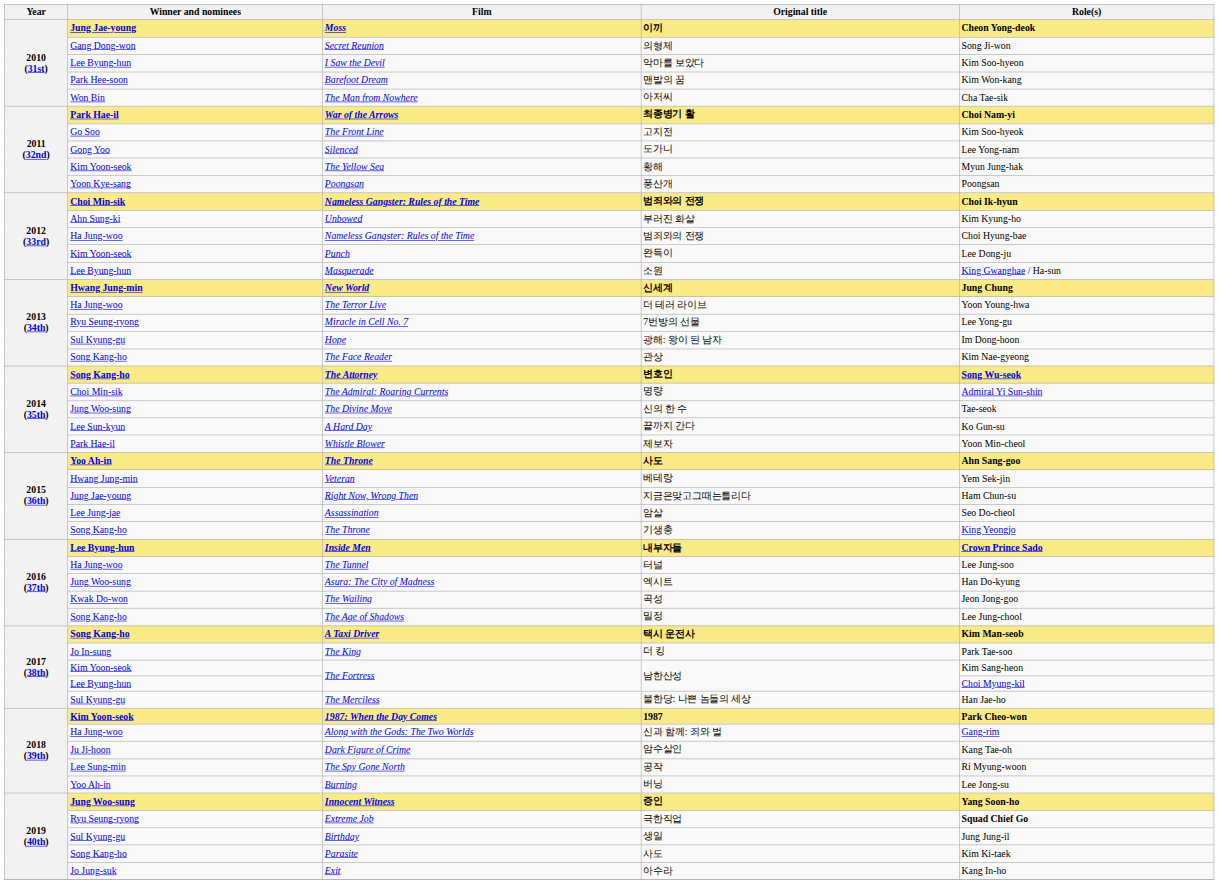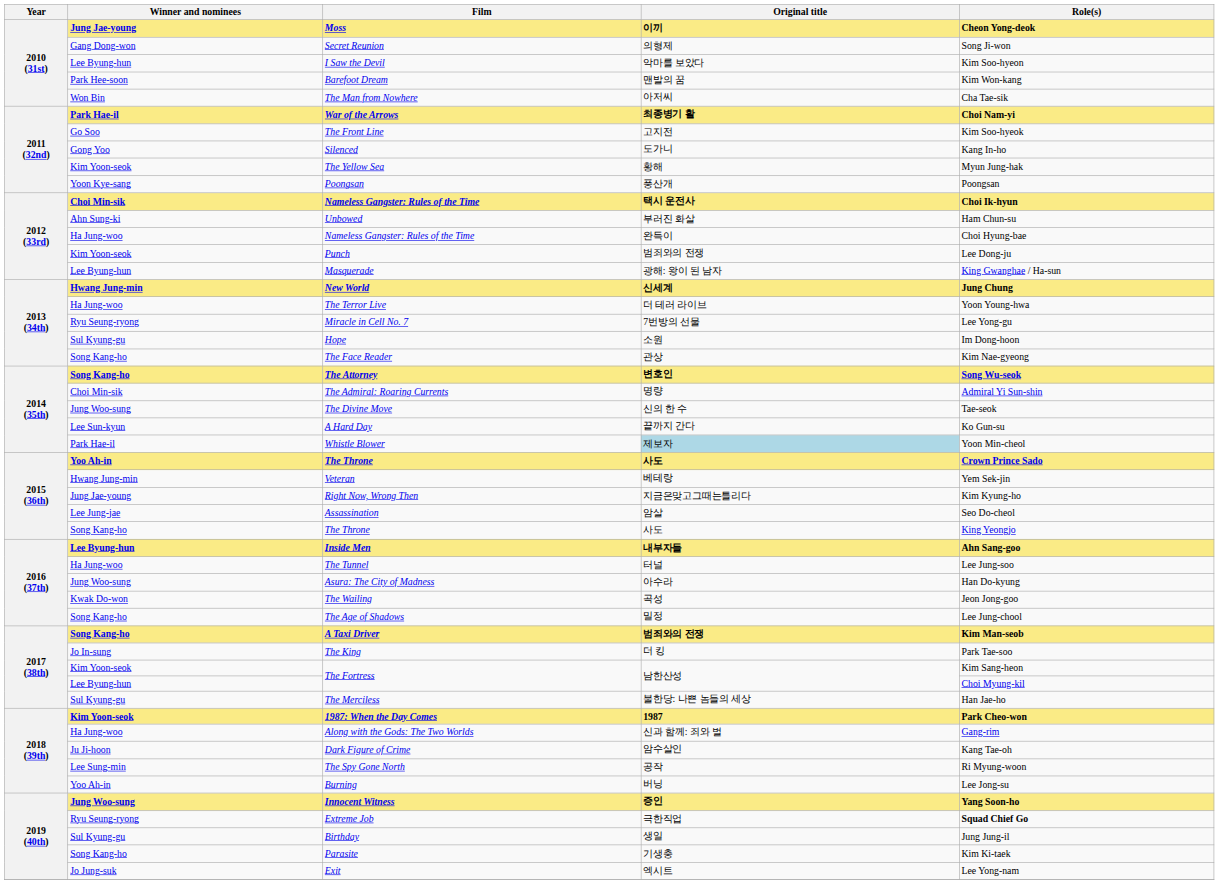(990, 149) Lee Yong-nam -> (984, 149) Kang In-ho
(674, 201) 범죄와의 전쟁 -> (669, 201) 택시 운전사
(991, 219) Kim Kyung-ho -> (989, 219) Ham Chun-su
(674, 236) 범죄와의 전쟁 -> (658, 236) 완득이
(658, 253) 완득이 -> (674, 253) 범죄와의 전쟁
(653, 270) 소원 -> (682, 270) 광해: 왕이 된 남자
(682, 339) 광해: 왕이 된 남자 -> (653, 339) 소원
(658, 443) no background -> (658, 443) lightblue background
(991, 461) Ahn Sang-goo -> (1002, 461) Crown Prince Sado
(989, 495) Ham Chun-su -> (991, 495) Kim Kyung-ho
(658, 530) 기생충 -> (653, 530) 사도
(1002, 547) Crown Prince Sado -> (991, 547) Ahn Sang-goo
(658, 582) 엑시트 -> (658, 582) 아수라
(669, 634) 택시 운전사 -> (674, 634) 범죄와의 전쟁
(653, 853) 사도 -> (658, 853) 기생충
(658, 870) 아수라 -> (658, 870) 엑시트
(984, 871) Kang In-ho -> (990, 871) Lee Yong-nam
